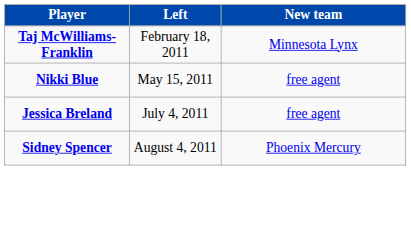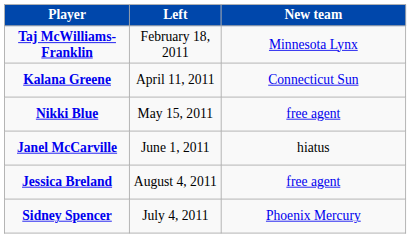+ row: (67, 79)
+ row: (67, 147)
(175, 113) July 4, 2011 -> (175, 181) August 4, 2011
(175, 147) August 4, 2011 -> (175, 215) July 4, 2011
